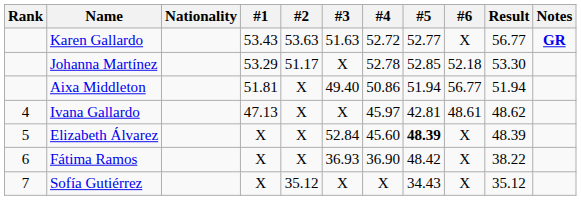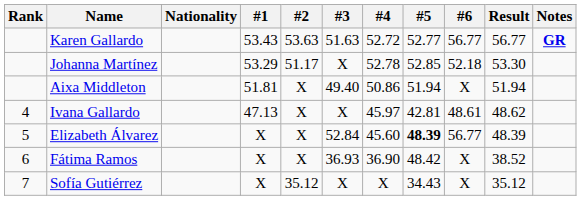(465, 40) X -> (465, 40) 56.77
(465, 87) 56.77 -> (465, 87) X
(465, 135) X -> (465, 135) 56.77
(509, 159) 38.22 -> (509, 159) 38.52
